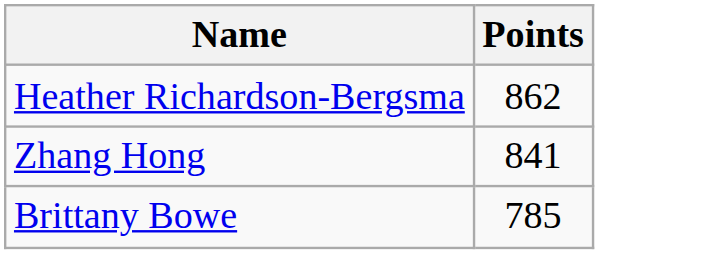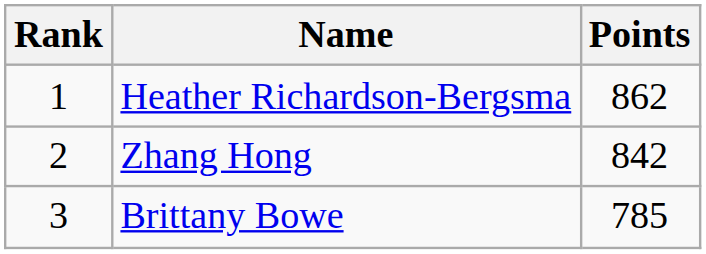+ column: (58, 34)
(533, 155) 841 -> (640, 155) 842
